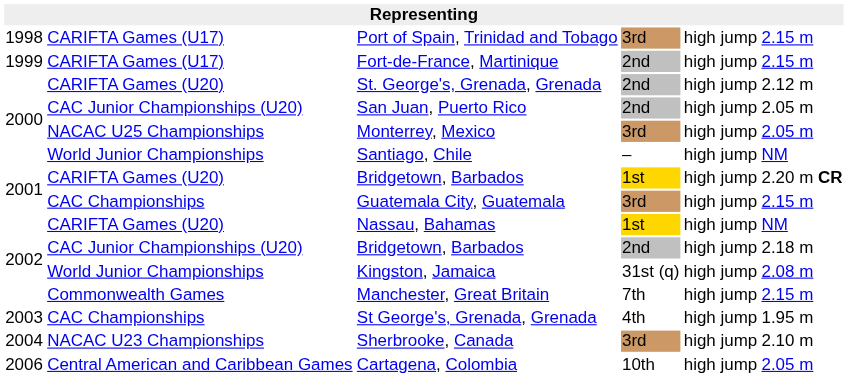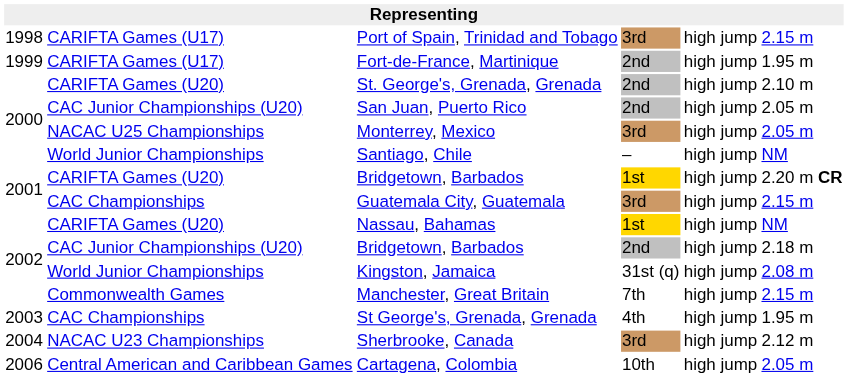(787, 61) 2.15 m -> (787, 61) 1.95 m
(787, 84) 2.12 m -> (787, 84) 2.10 m
(787, 341) 2.10 m -> (787, 341) 2.12 m
